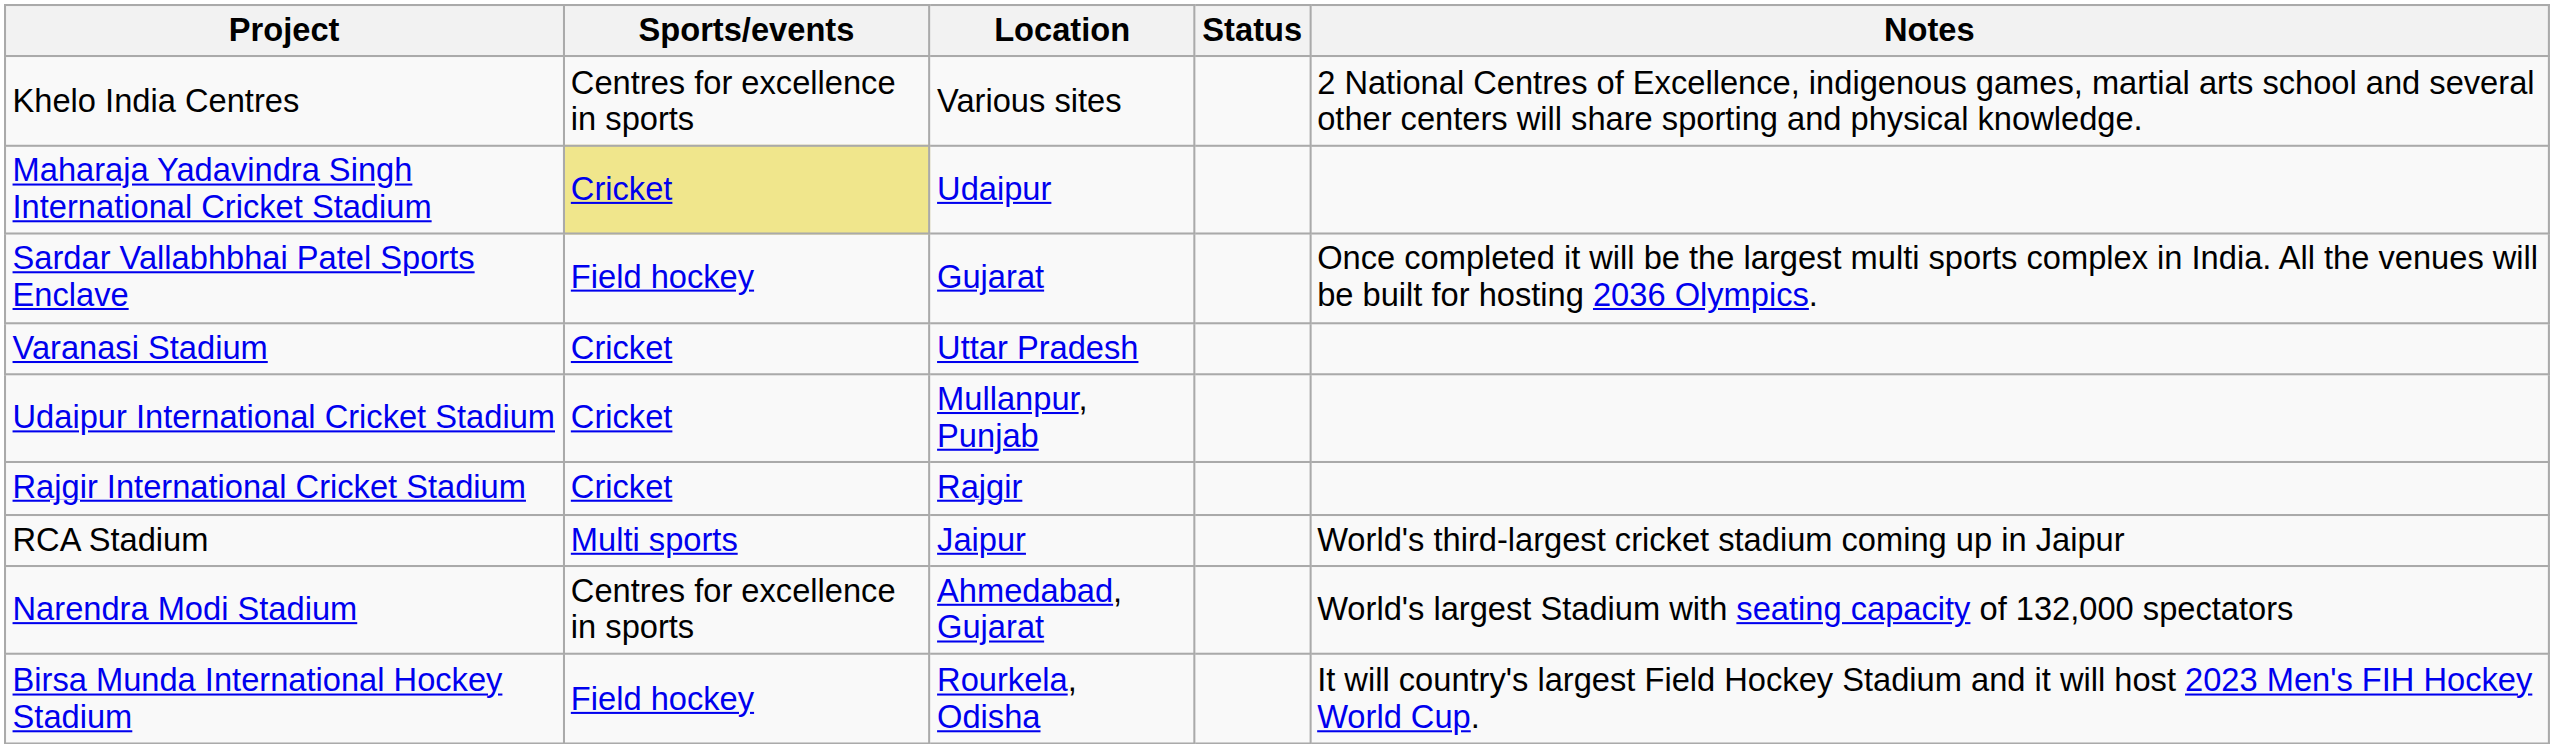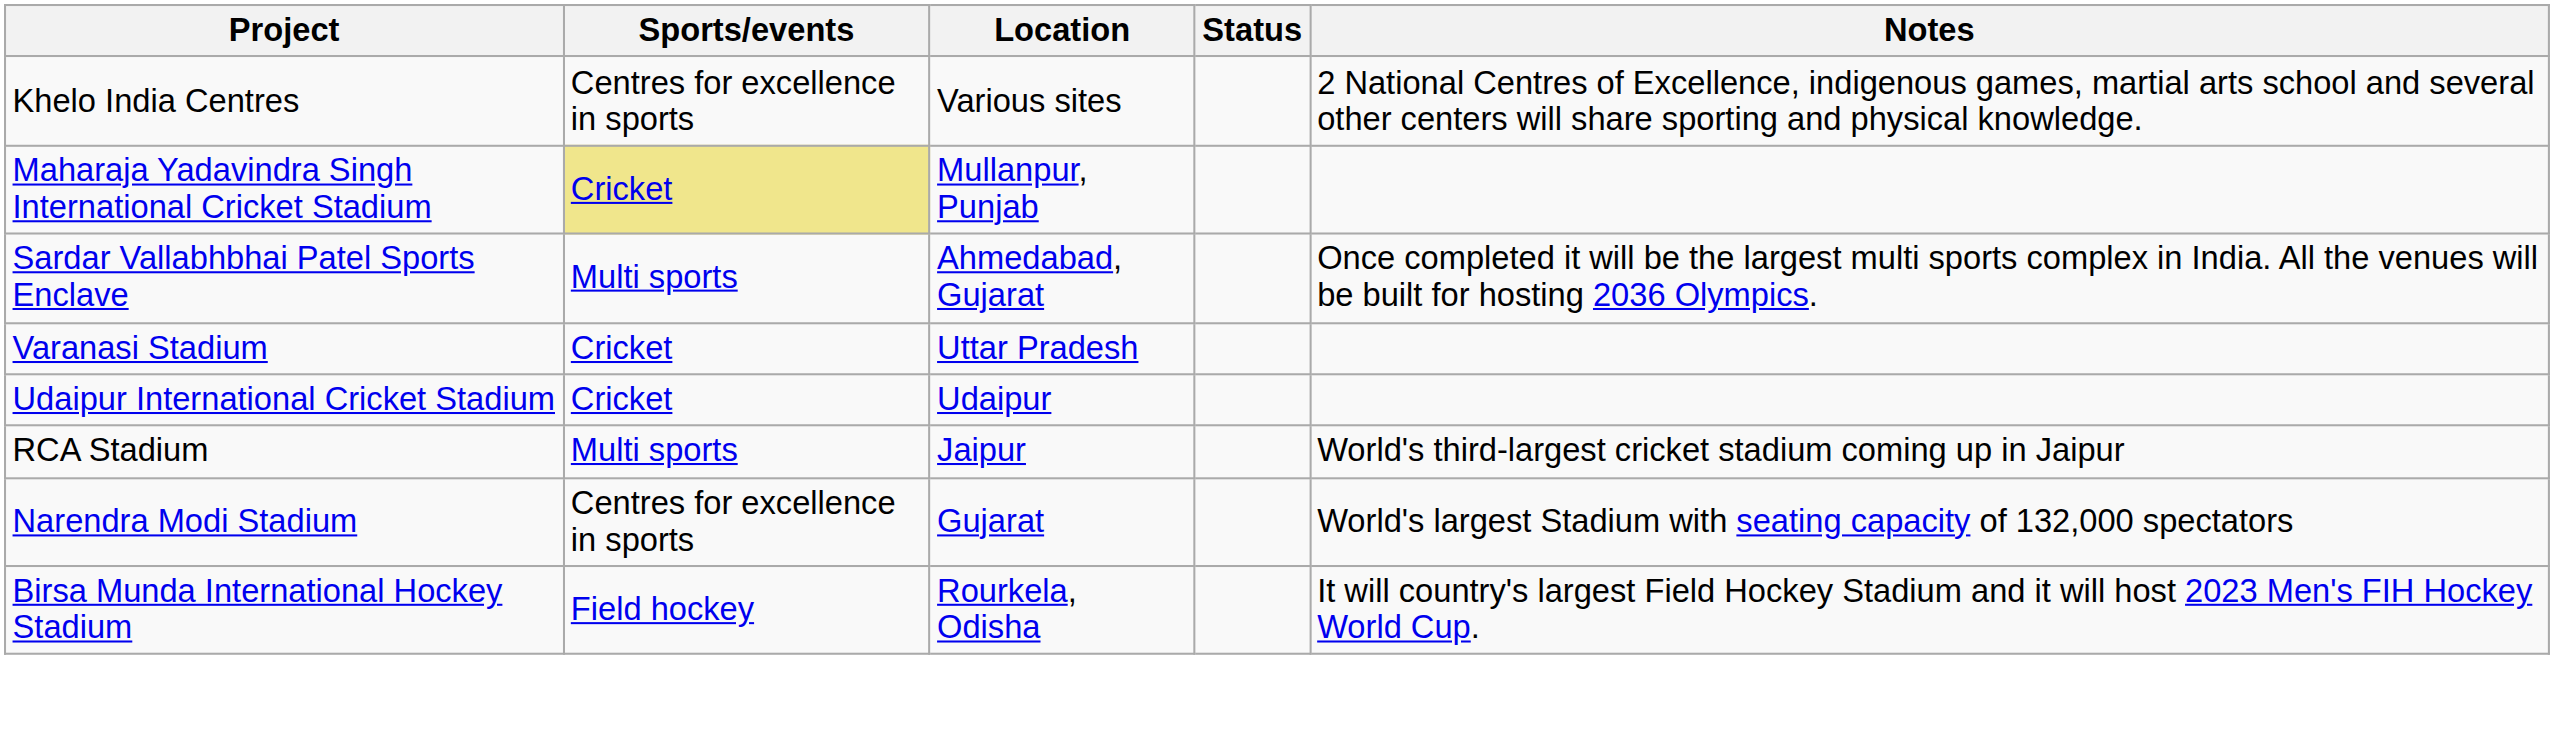(994, 188) Udaipur -> (1012, 188) Mullanpur, Punjab
(662, 277) Field hockey -> (654, 277) Multi sports
(991, 277) Gujarat -> (1030, 277) Ahmedabad, Gujarat
(1012, 417) Mullanpur, Punjab -> (994, 399) Udaipur
- row: (269, 487)
(1030, 609) Ahmedabad, Gujarat -> (991, 521) Gujarat
